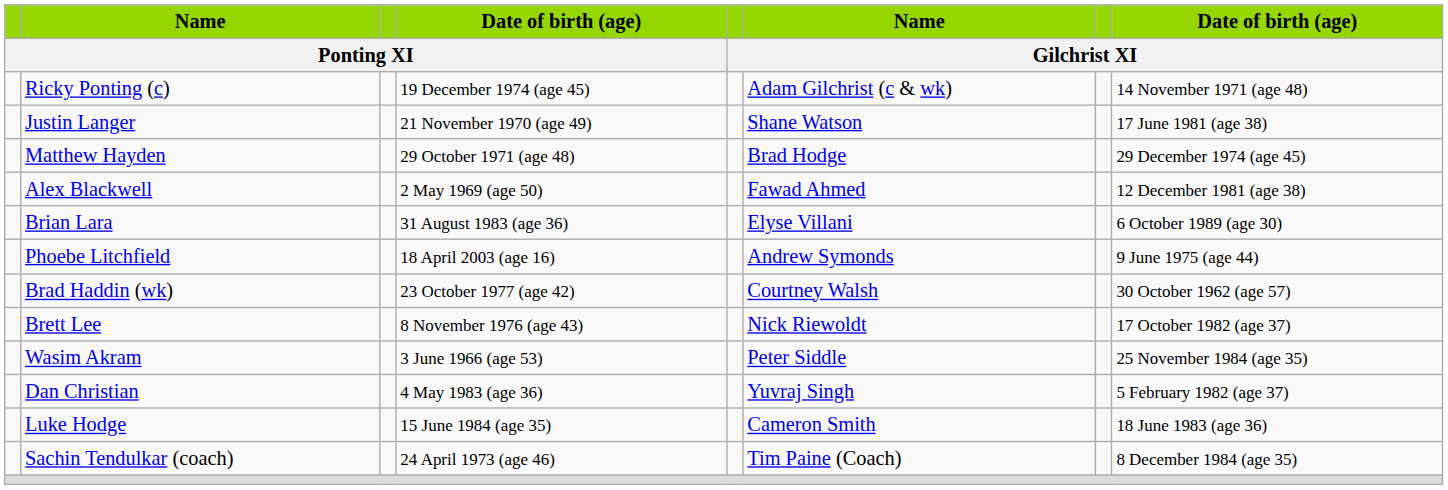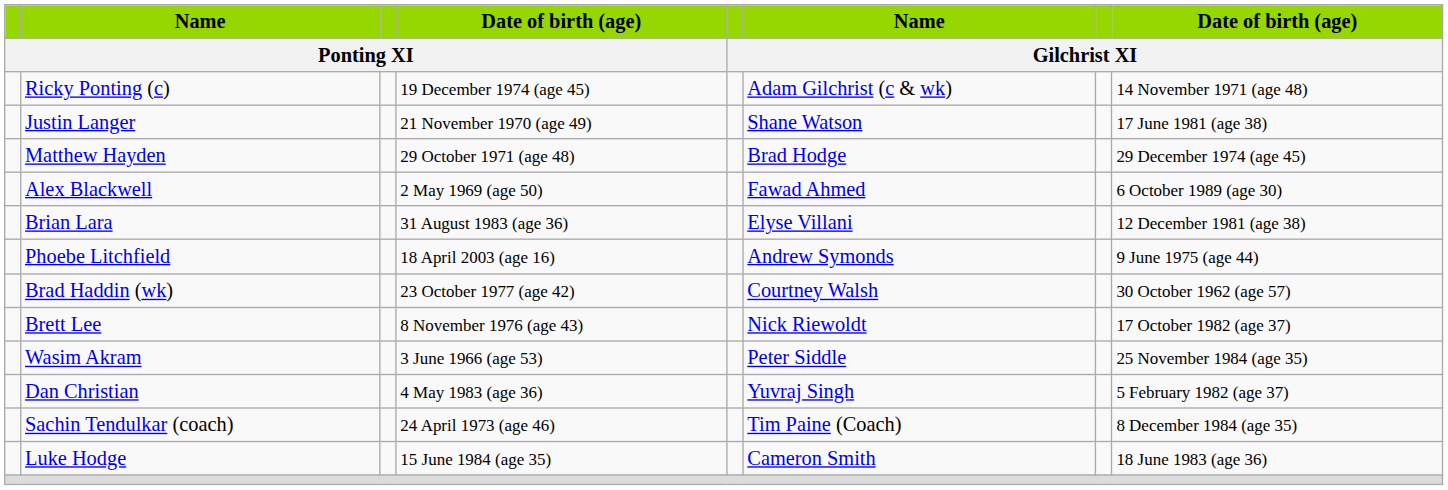(1211, 191) 12 December 1981 (age 38) -> (1199, 191) 6 October 1989 (age 30)
(1199, 224) 6 October 1989 (age 30) -> (1211, 224) 12 December 1981 (age 38)
rows swapped: (76, 424) <-> (129, 458)
